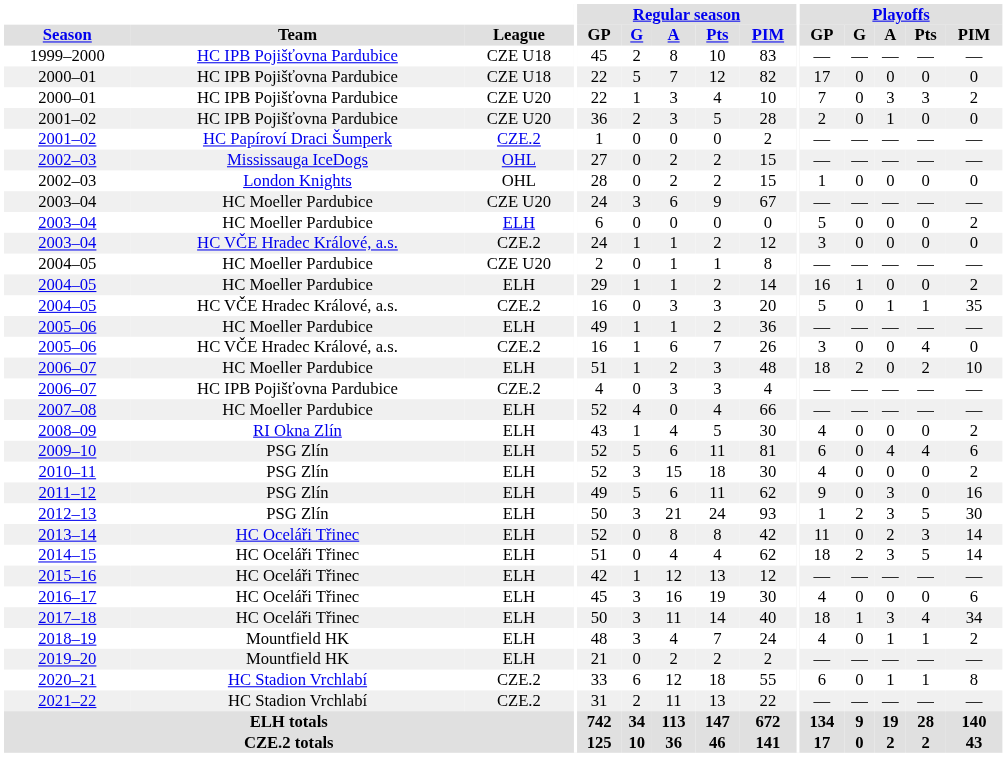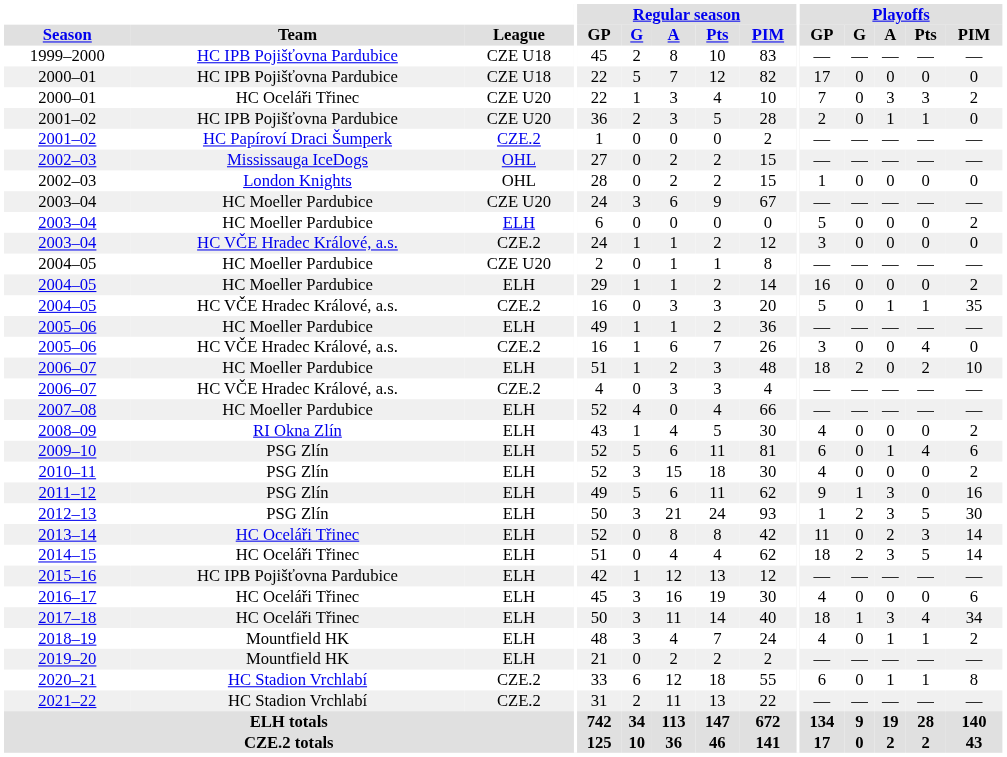(297, 97) HC IPB Pojišťovna Pardubice -> (297, 97) HC Oceláři Třinec
(926, 118) 0 -> (926, 118) 1
(860, 284) 1 -> (860, 284) 0
(297, 388) HC IPB Pojišťovna Pardubice -> (297, 388) HC VČE Hradec Králové, a.s.
(890, 451) 4 -> (890, 451) 1
(860, 492) 0 -> (860, 492) 1
(297, 575) HC Oceláři Třinec -> (297, 575) HC IPB Pojišťovna Pardubice
